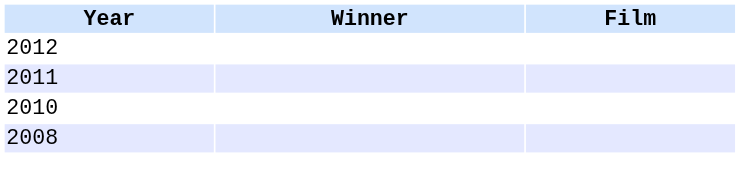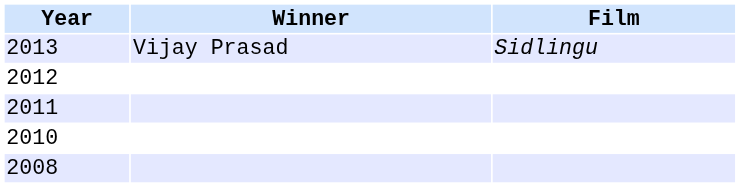+ row: (32, 49)
